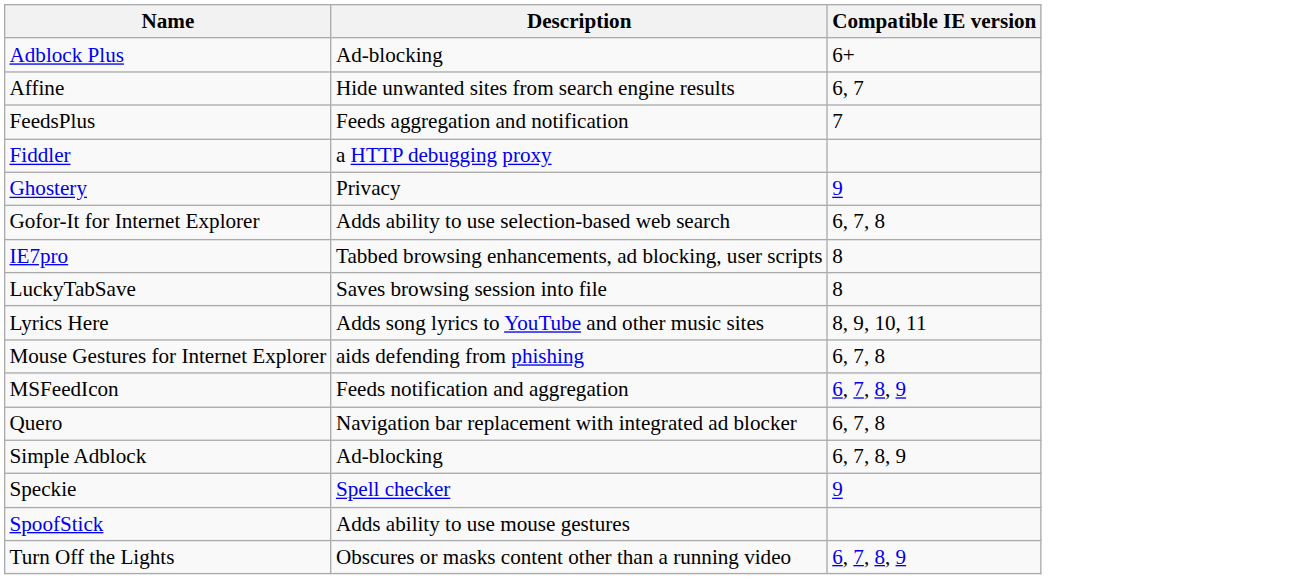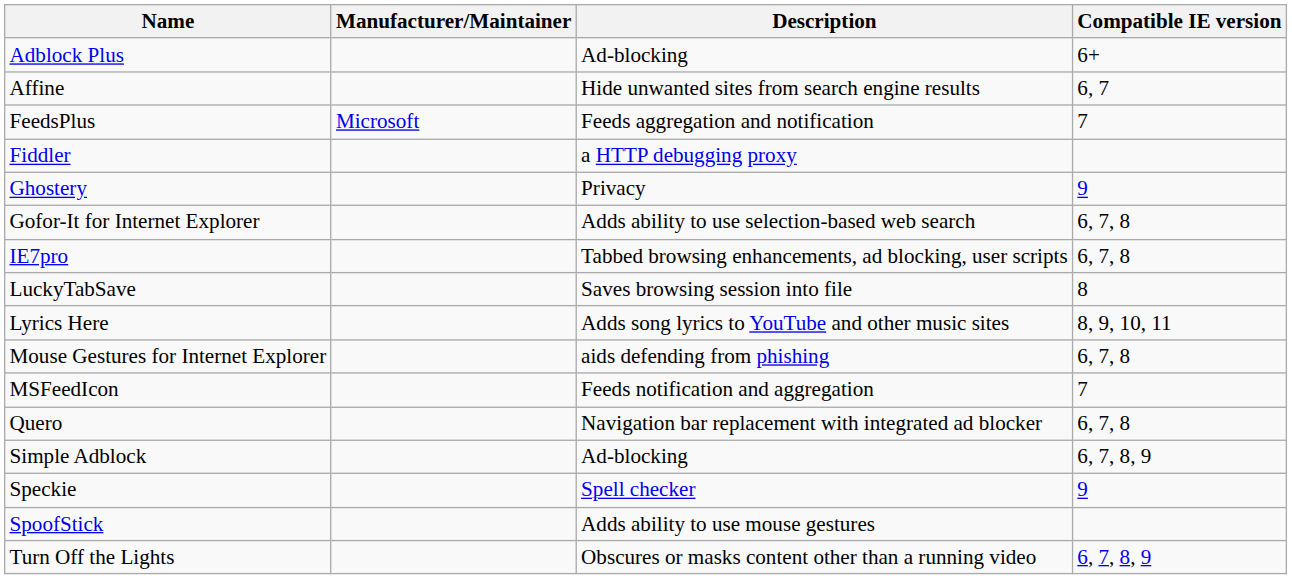+ column: (454, 21)
(837, 255) 8 -> (1104, 255) 6, 7, 8
(869, 389) 6, 7, 8, 9 -> (1083, 389) 7
